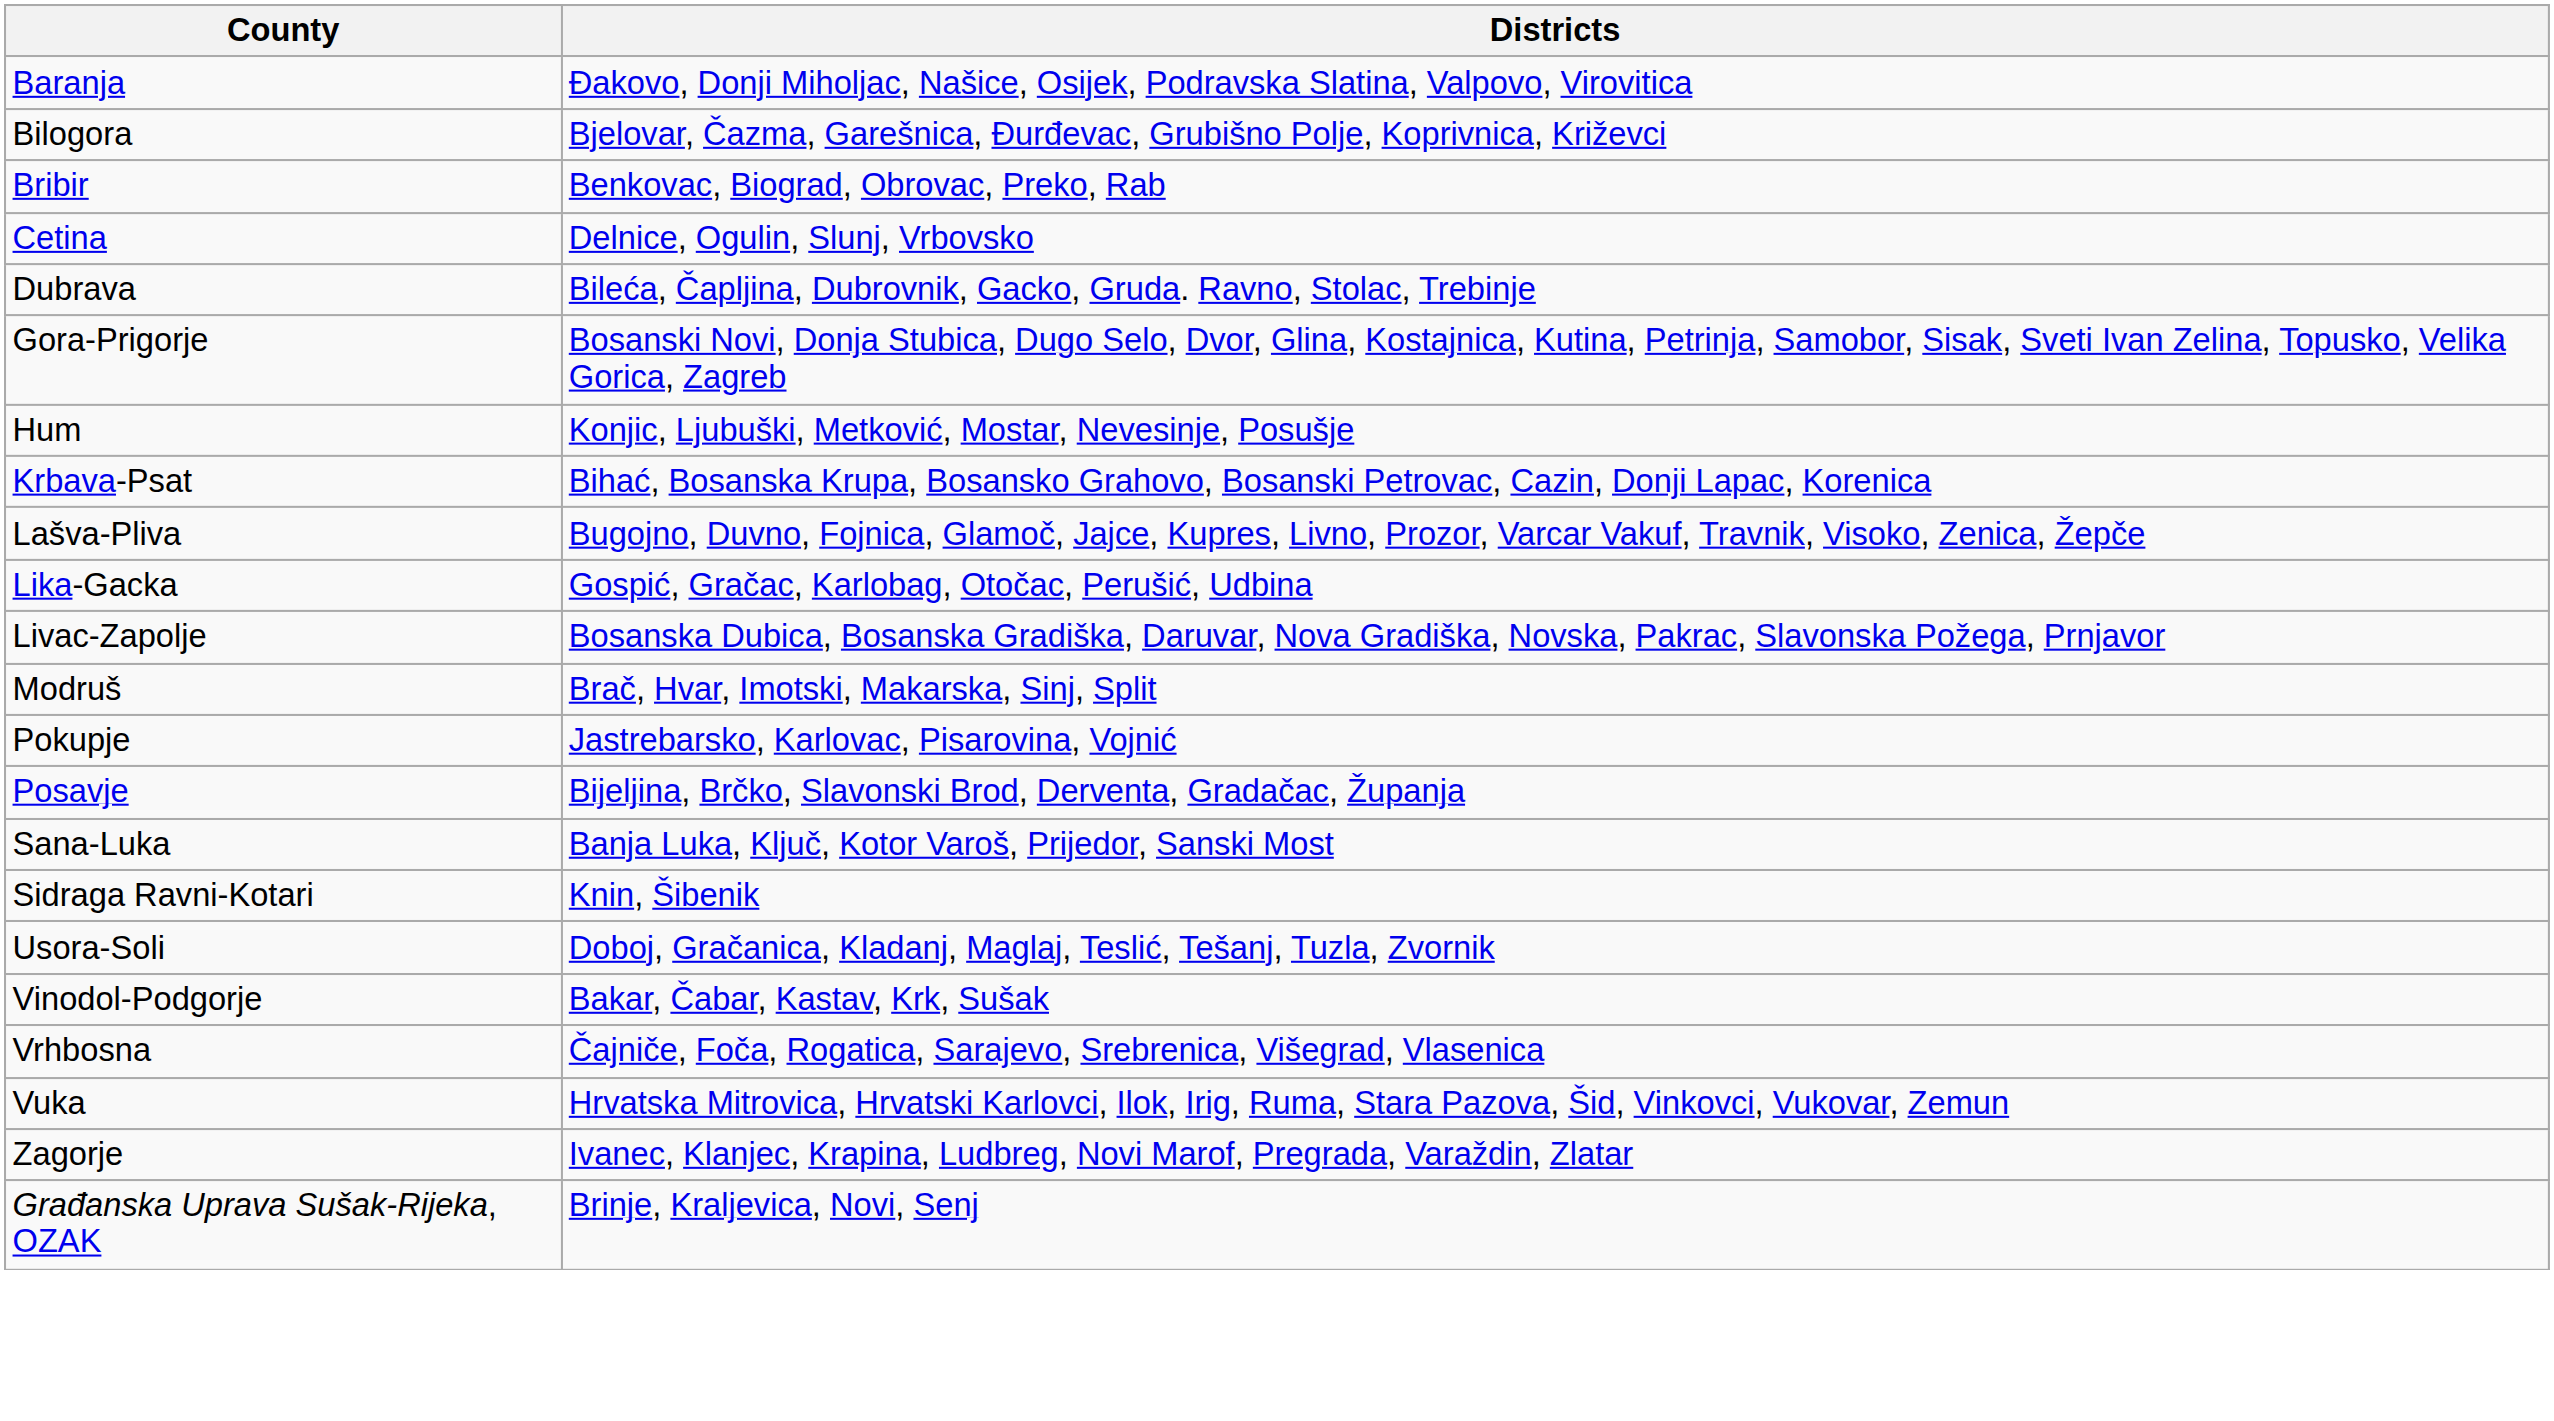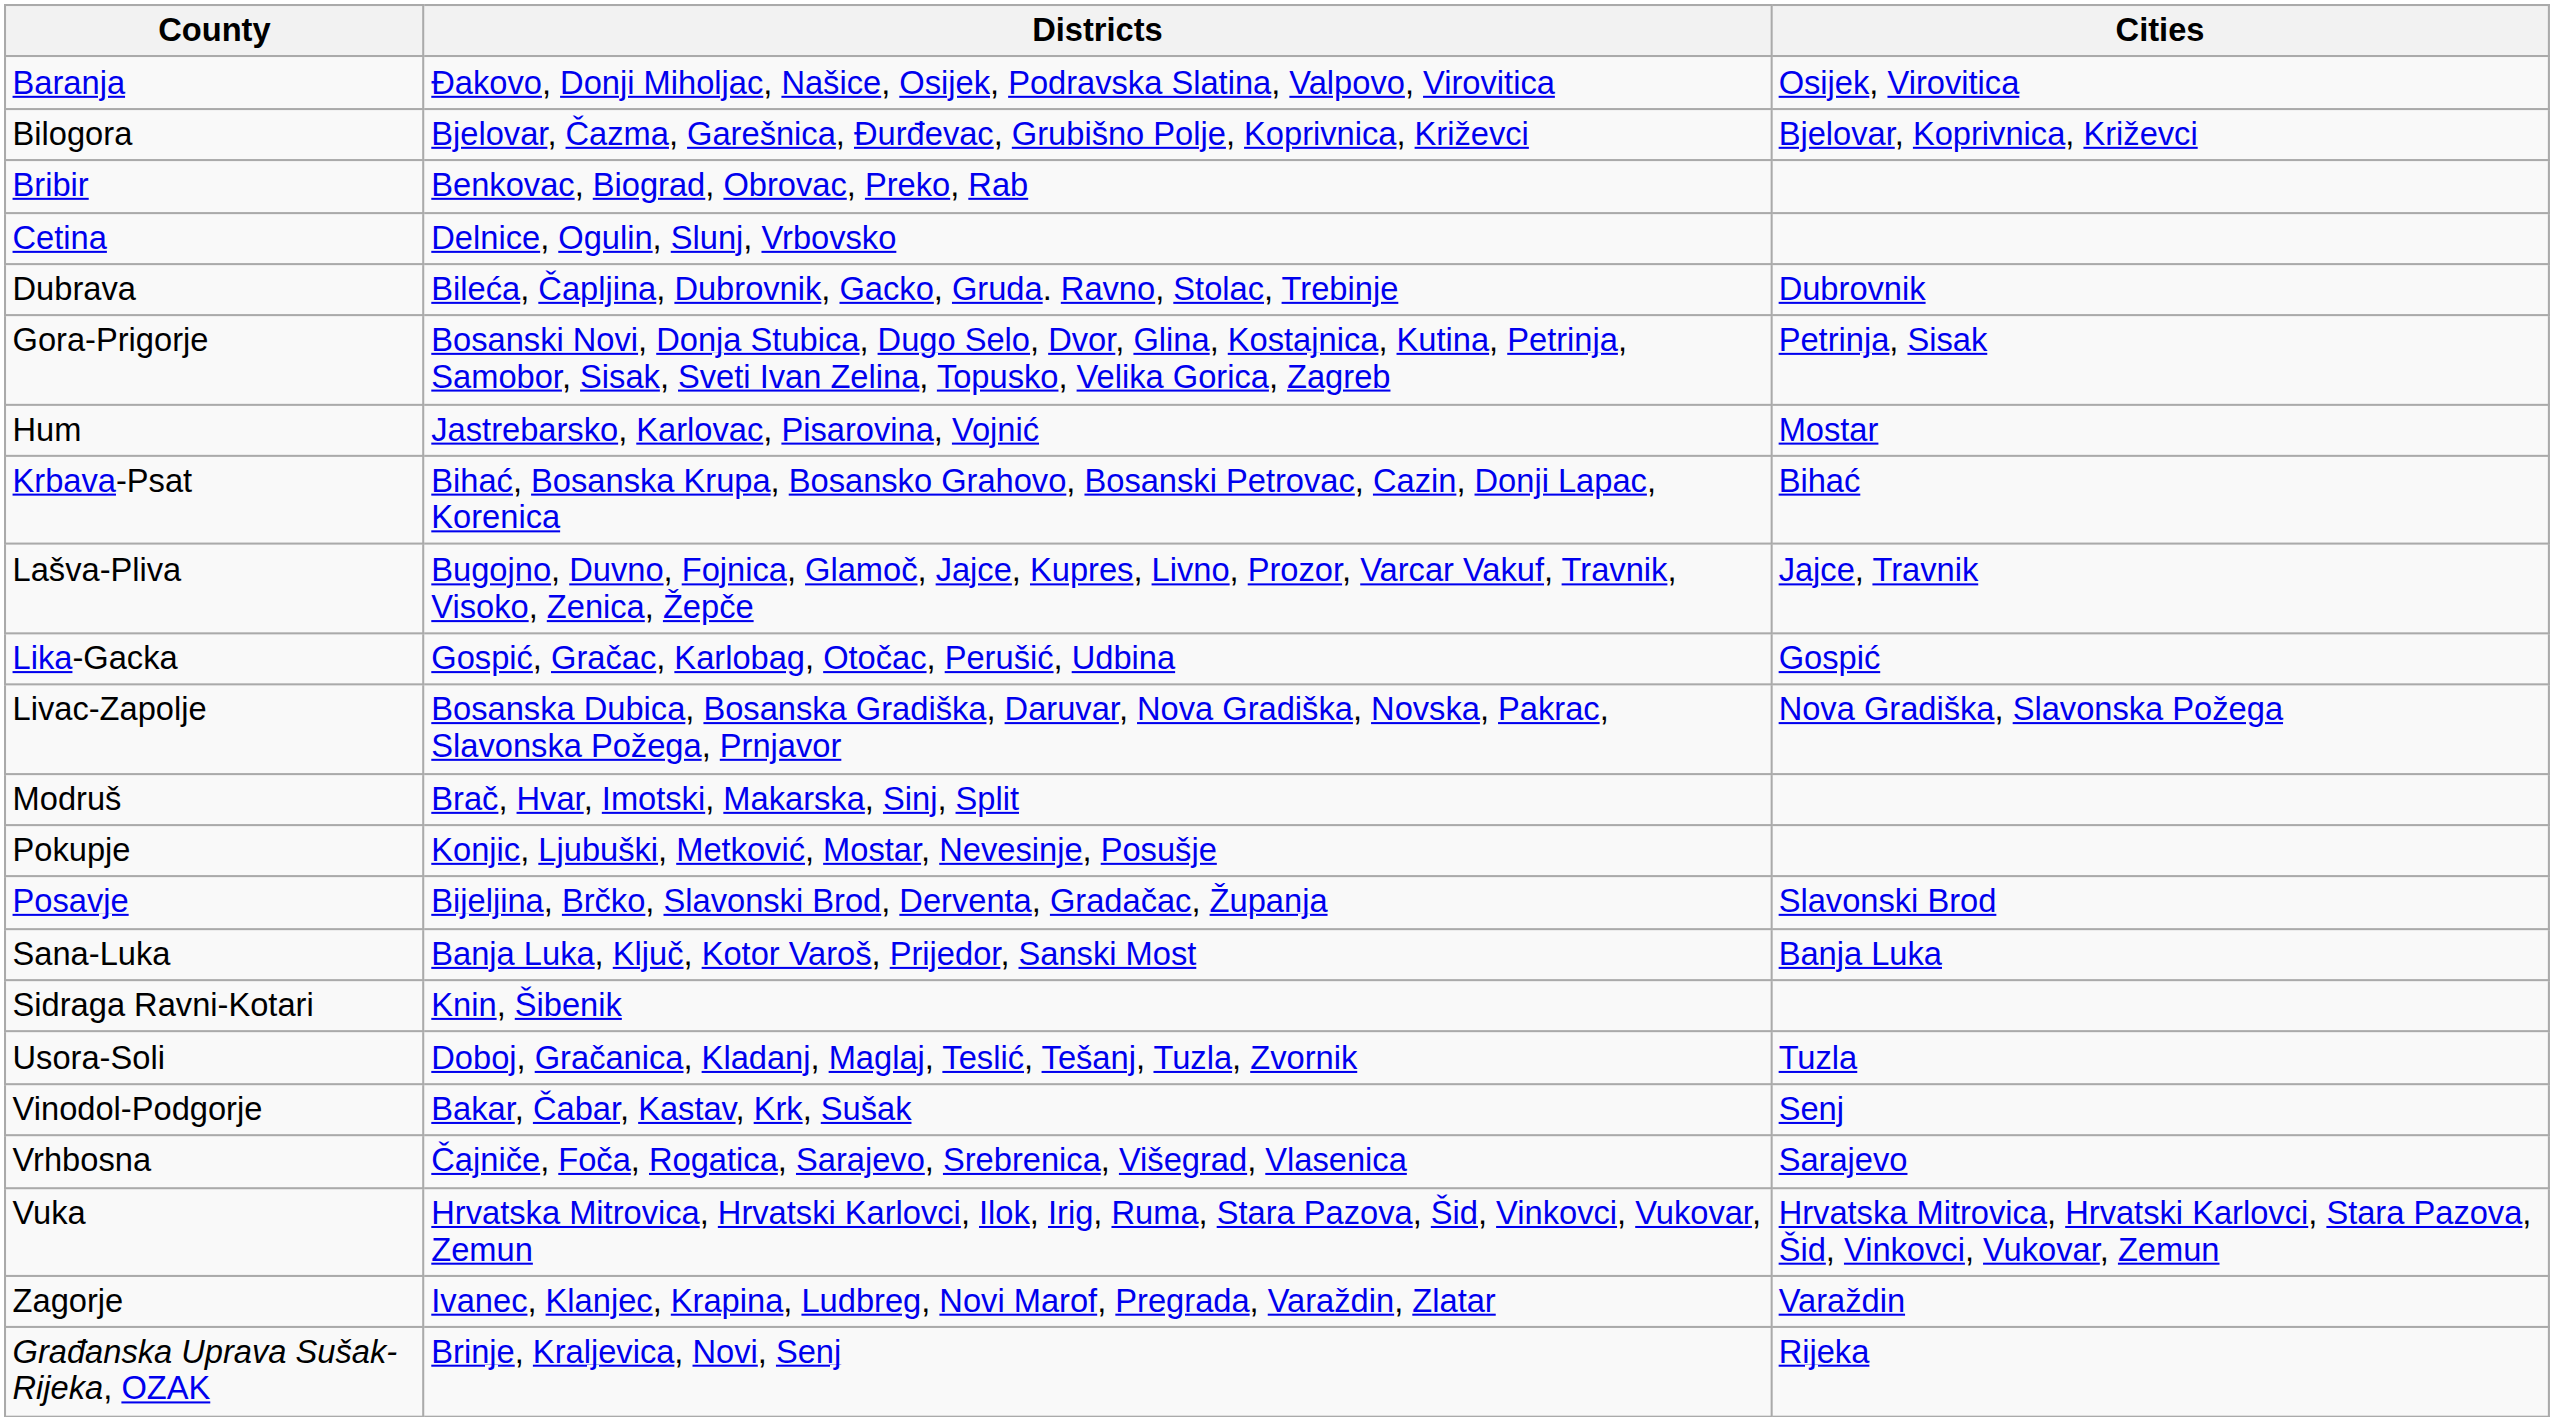+ column: (2160, 30)
(962, 429) Konjic, Ljubuški, Metković, Mostar, Nevesinje, Posušje -> (735, 429) Jastrebarsko, Karlovac, Pisarovina, Vojnić
(873, 740) Jastrebarsko, Karlovac, Pisarovina, Vojnić -> (824, 850) Konjic, Ljubuški, Metković, Mostar, Nevesinje, Posušje
